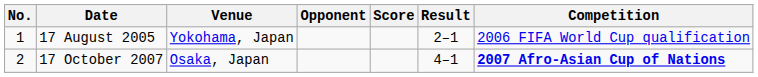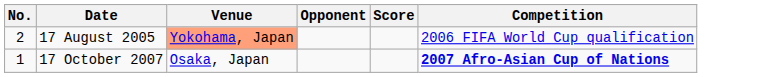- column: (446, 16)
(20, 38) 1 -> (20, 38) 2
(232, 38) no background -> (232, 38) lightsalmon background
(20, 61) 2 -> (20, 61) 1
